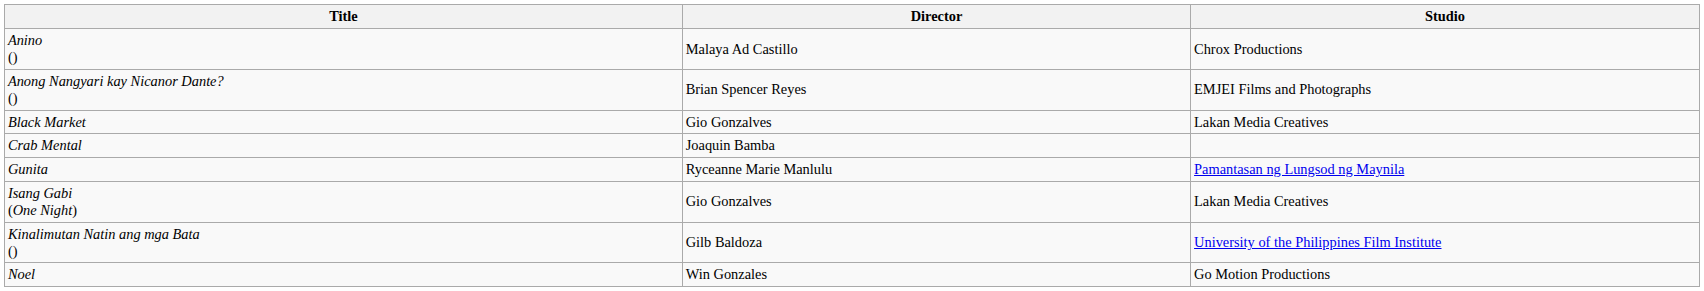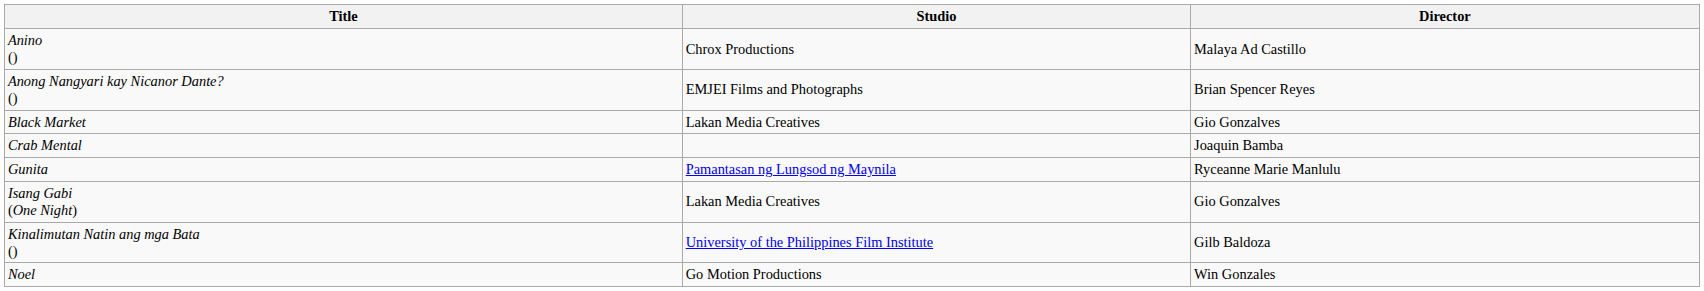columns swapped: (1445, 16) <-> (937, 16)
